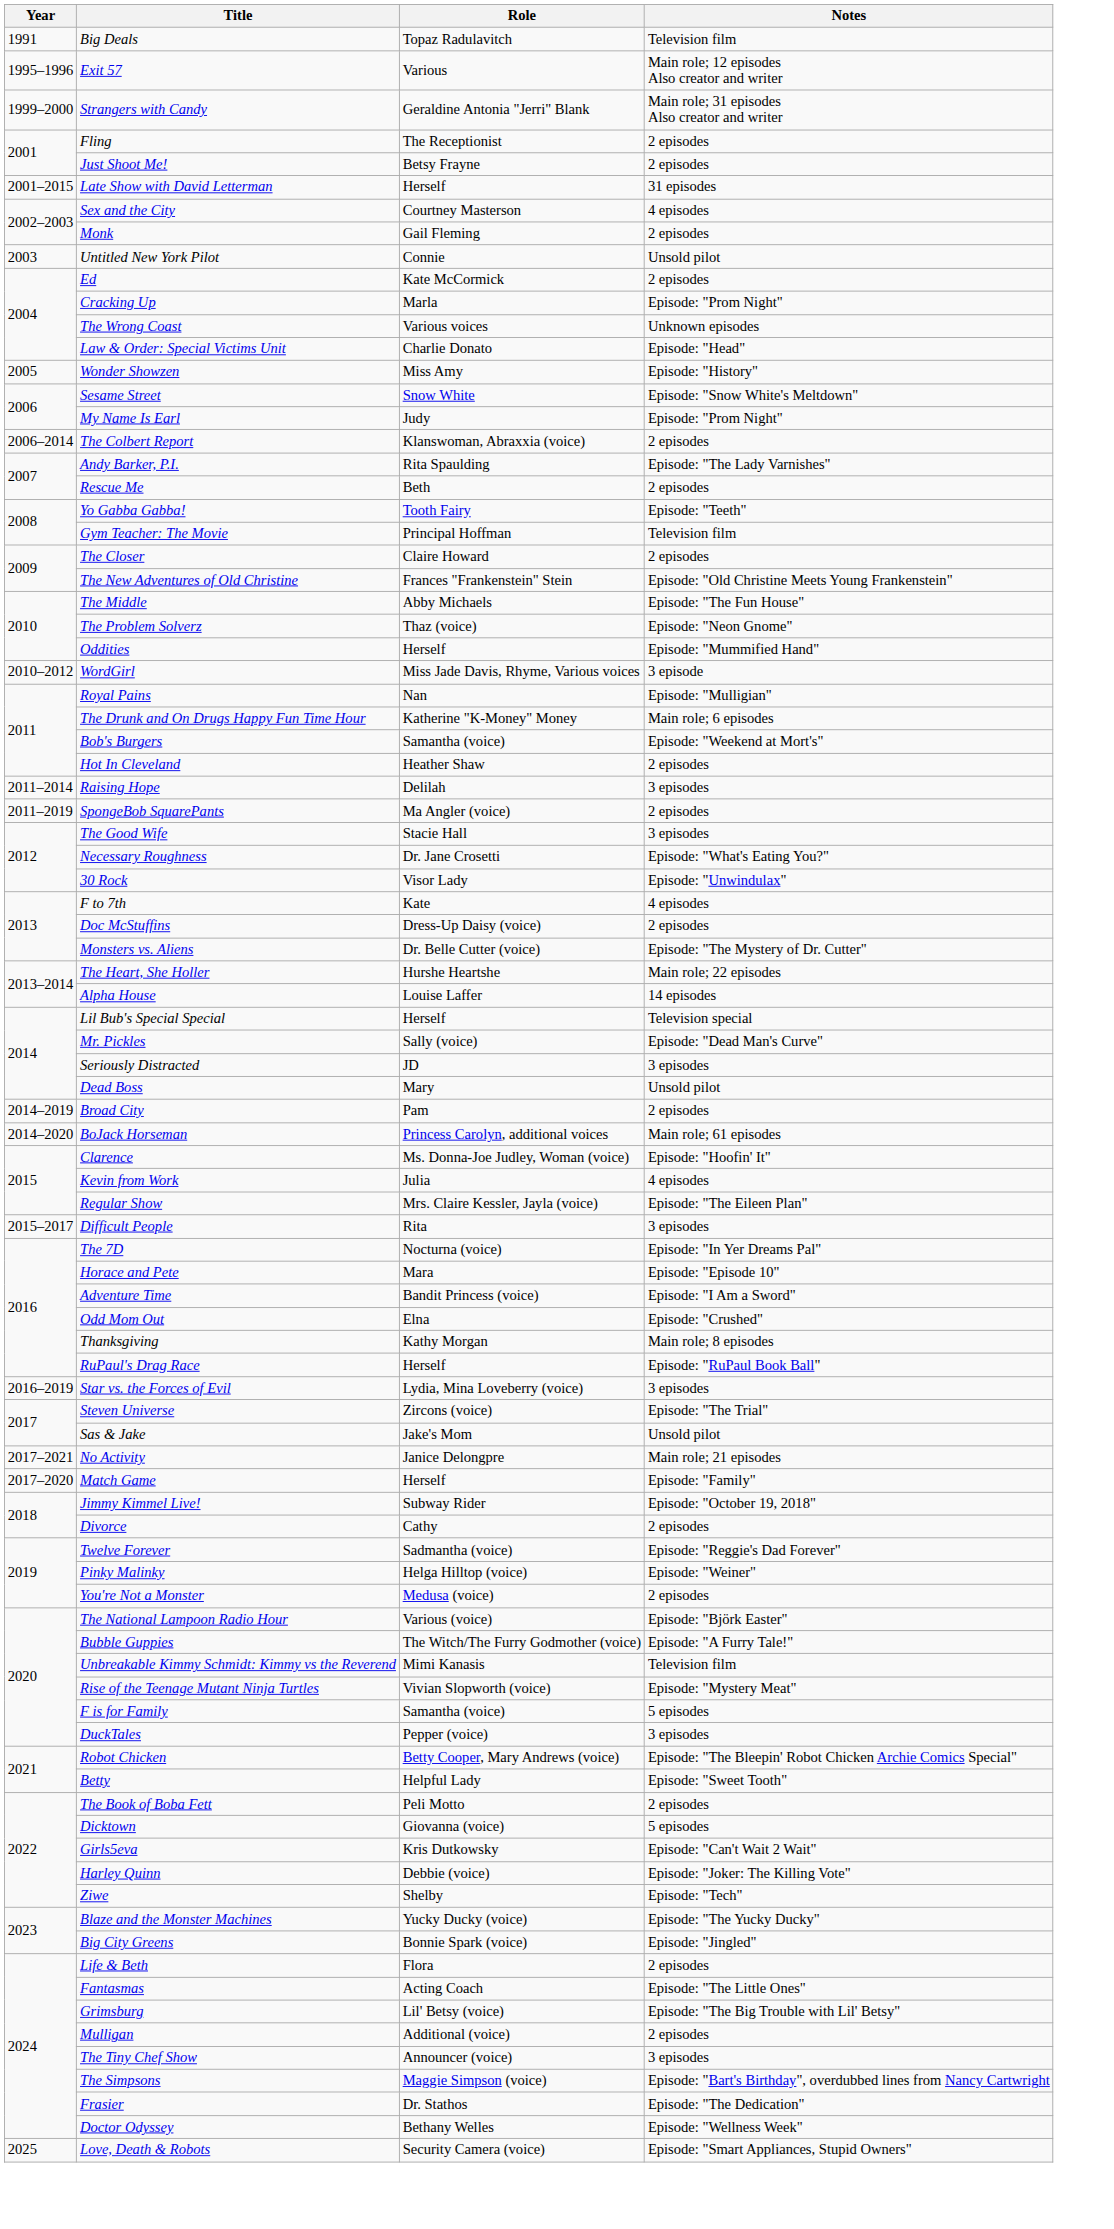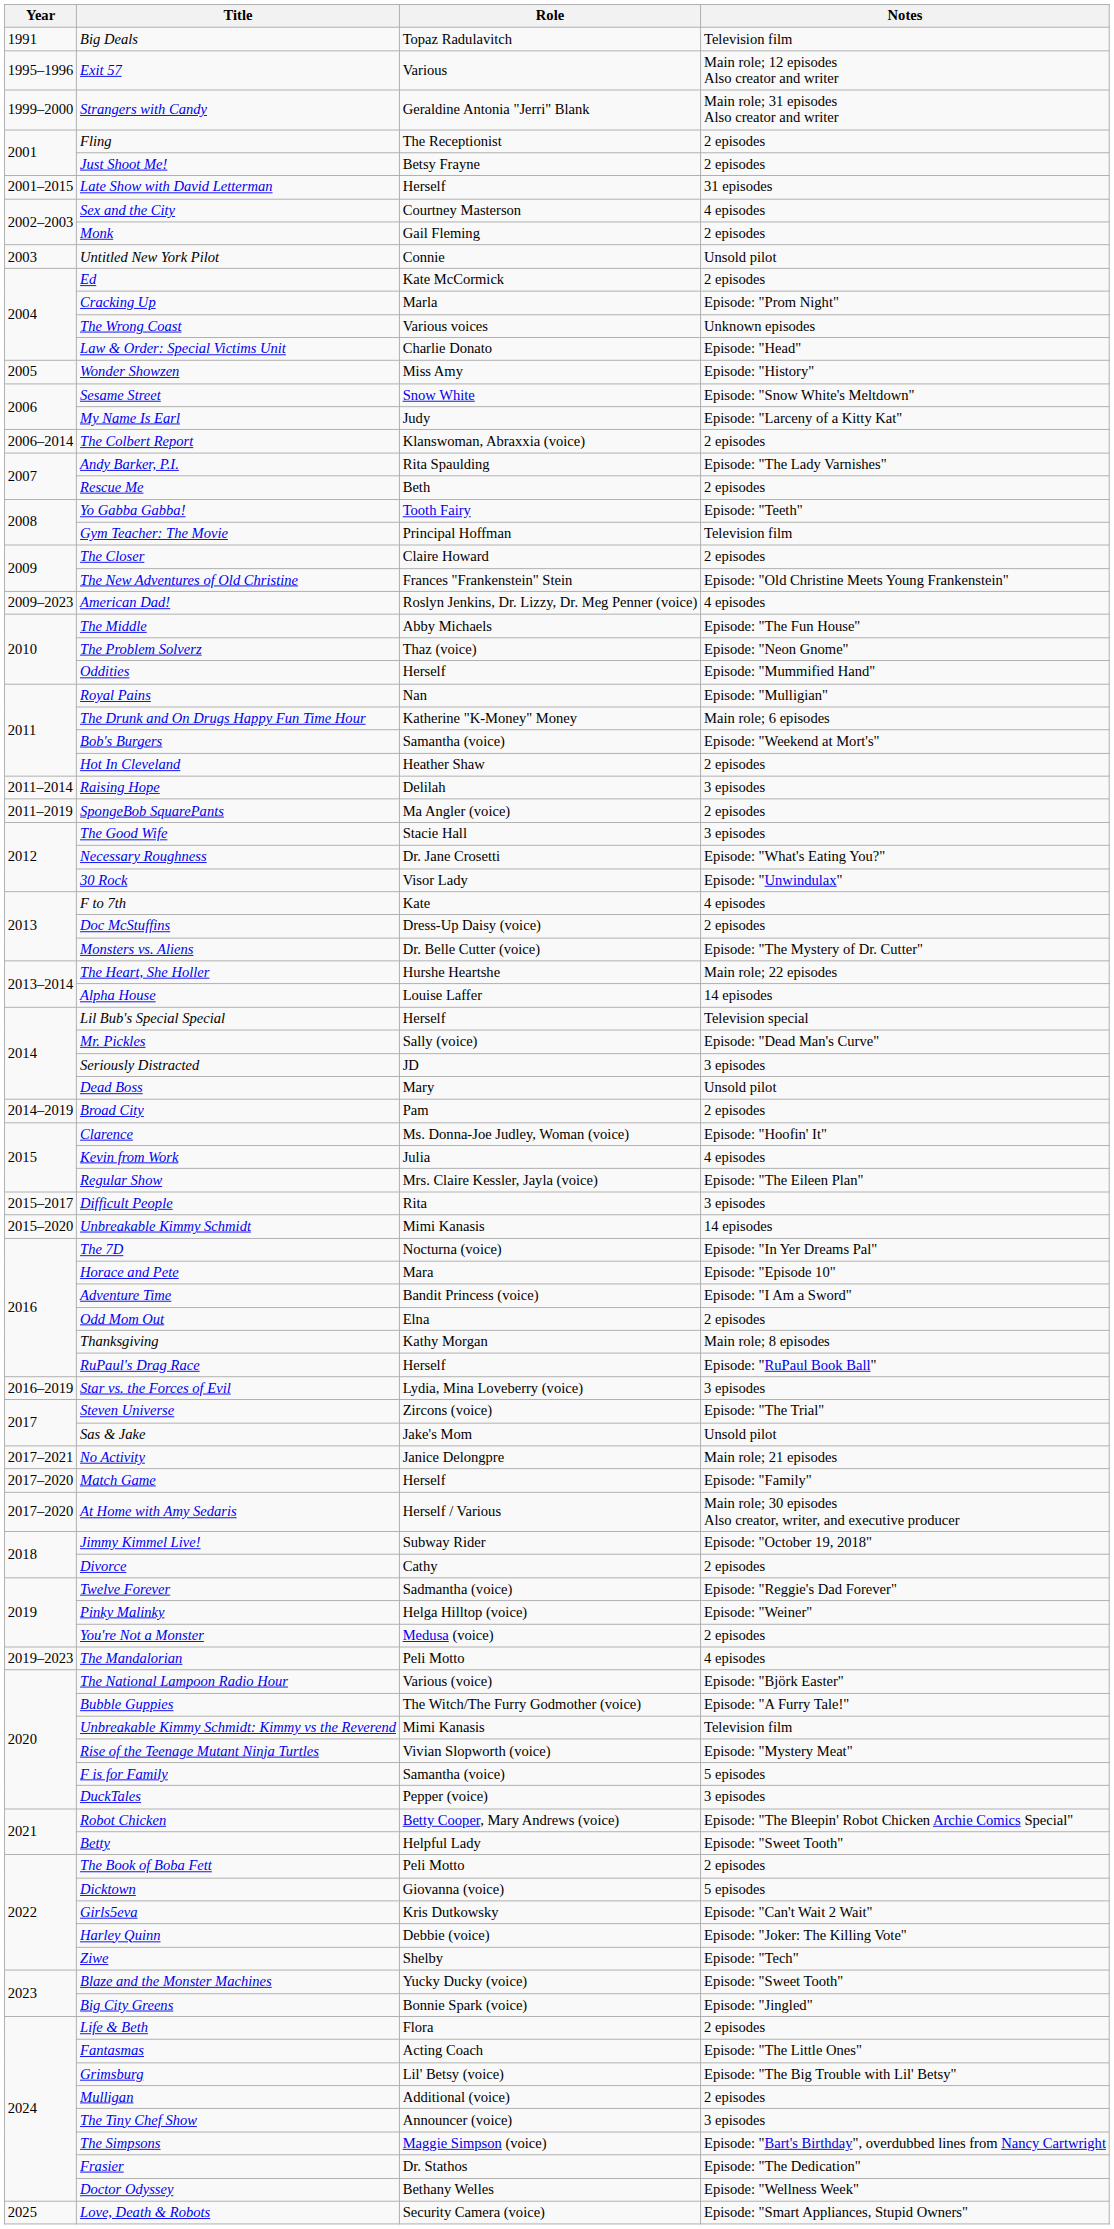(715, 418) Episode: "Prom Night" -> (803, 418) Episode: "Larceny of a Kitty Kat"
+ row: (125, 602)
- row: (107, 672)
- row: (134, 1134)
+ row: (165, 1226)
(705, 1318) Episode: "Crushed" -> (735, 1318) 2 episodes
+ row: (158, 1511)
+ row: (131, 1658)
(734, 1919) Episode: "The Yucky Ducky" -> (774, 1981) Episode: "Sweet Tooth"
